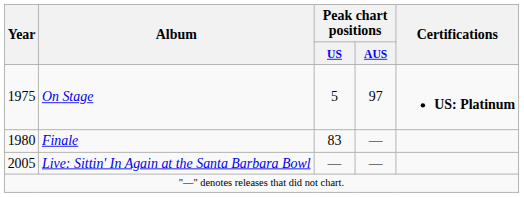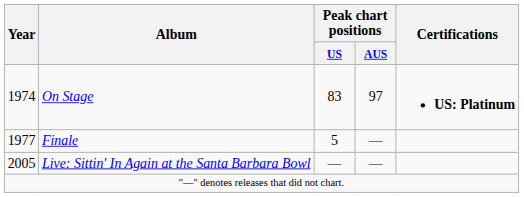(22, 97) 1975 -> (22, 97) 1974
(334, 97) 5 -> (334, 97) 83
(22, 140) 1980 -> (22, 140) 1977
(334, 140) 83 -> (334, 140) 5
